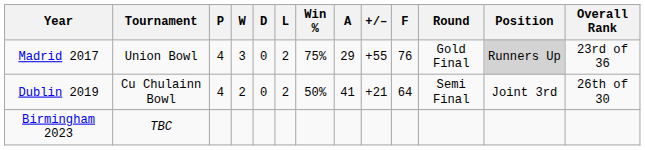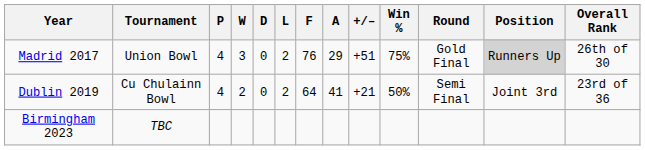columns swapped: (405, 22) <-> (315, 22)
(376, 57) +55 -> (364, 57) +51
(602, 57) 23rd of 36 -> (602, 57) 26th of 30
(602, 92) 26th of 30 -> (602, 92) 23rd of 36
